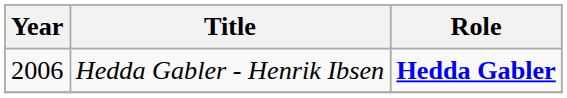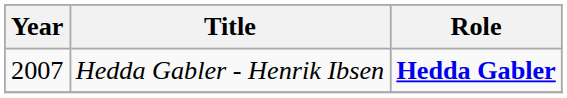(37, 69) 2006 -> (37, 69) 2007
